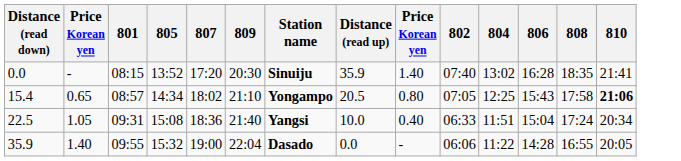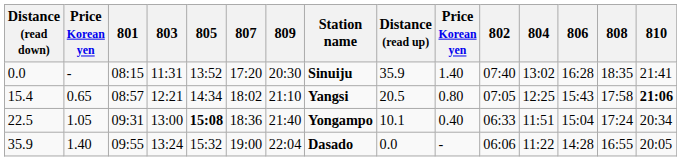+ column: (167, 33)
(301, 97) Yongampo -> (328, 97) Yangsi
(167, 120) normal -> (206, 120) bold
(288, 120) Yangsi -> (340, 120) Yongampo
(352, 120) 10.0 -> (392, 120) 10.1
